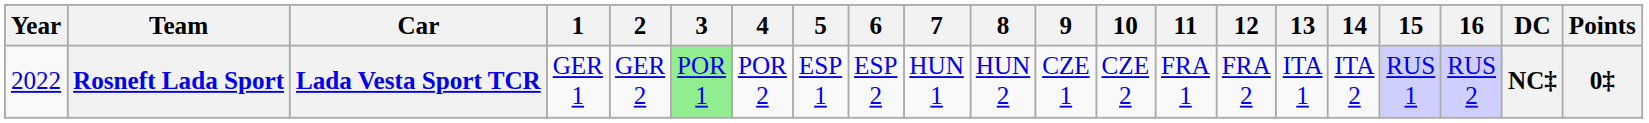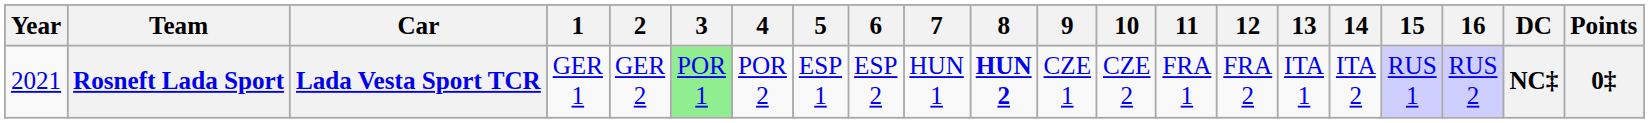(36, 81) 2022 -> (36, 81) 2021
(1003, 81) normal -> (1004, 81) bold
